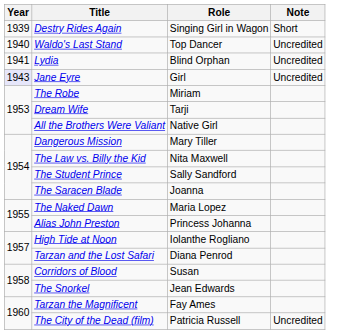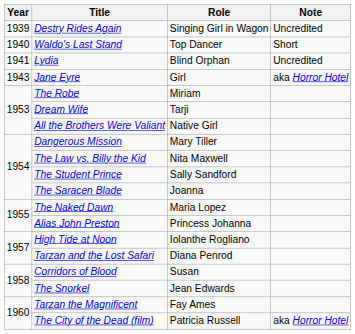(285, 28) Short -> (298, 28) Uncredited
(298, 45) Uncredited -> (285, 45) Short
(18, 77) lavender background -> (18, 77) no background
(298, 77) Uncredited -> (311, 77) aka Horror Hotel
(298, 321) Uncredited -> (311, 321) aka Horror Hotel
